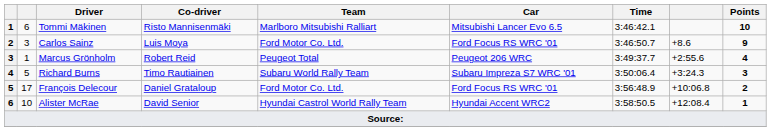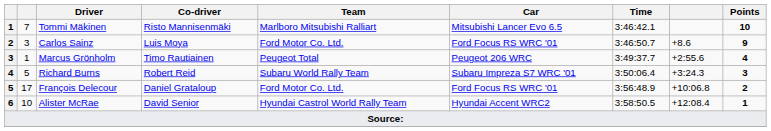(27, 27) 6 -> (27, 27) 7
(170, 57) Robert Reid -> (179, 57) Timo Rautiainen
(179, 72) Timo Rautiainen -> (170, 72) Robert Reid
